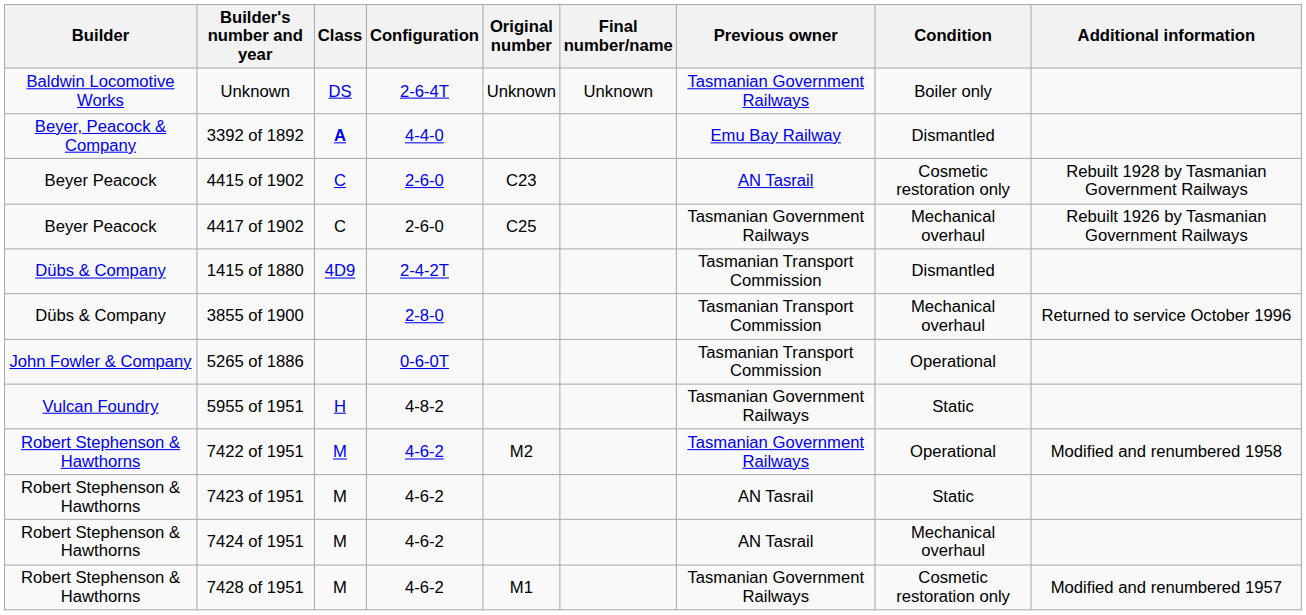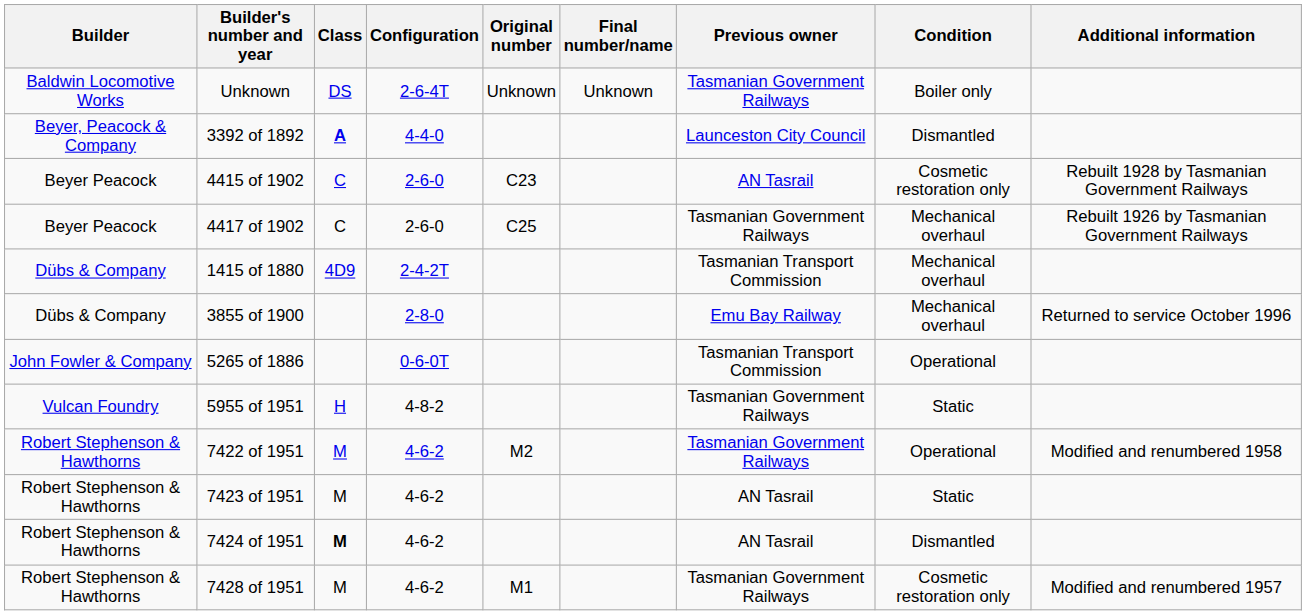(776, 135) Emu Bay Railway -> (776, 135) Launceston City Council
(953, 271) Dismantled -> (953, 271) Mechanical overhaul
(776, 316) Tasmanian Transport Commission -> (776, 316) Emu Bay Railway
(340, 541) normal -> (340, 541) bold
(953, 541) Mechanical overhaul -> (953, 541) Dismantled
